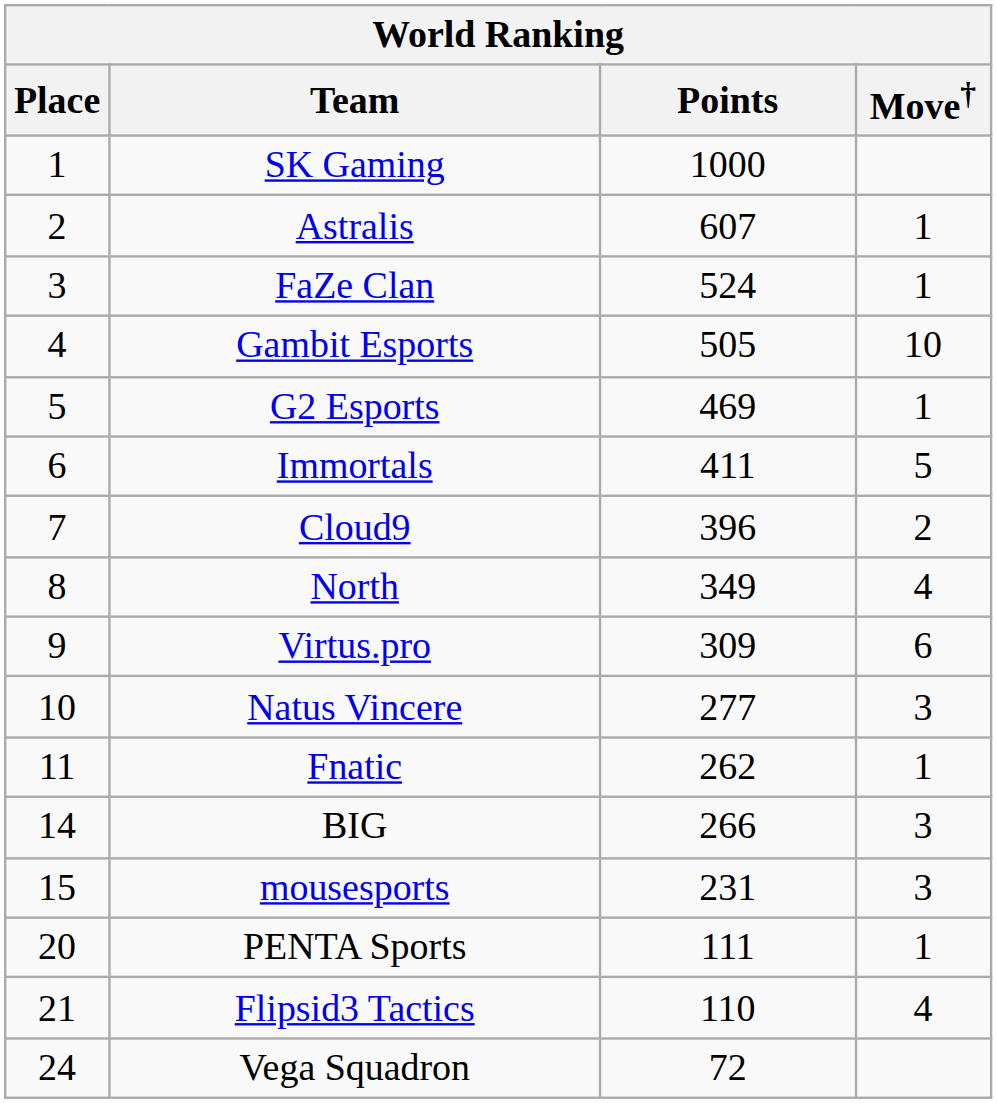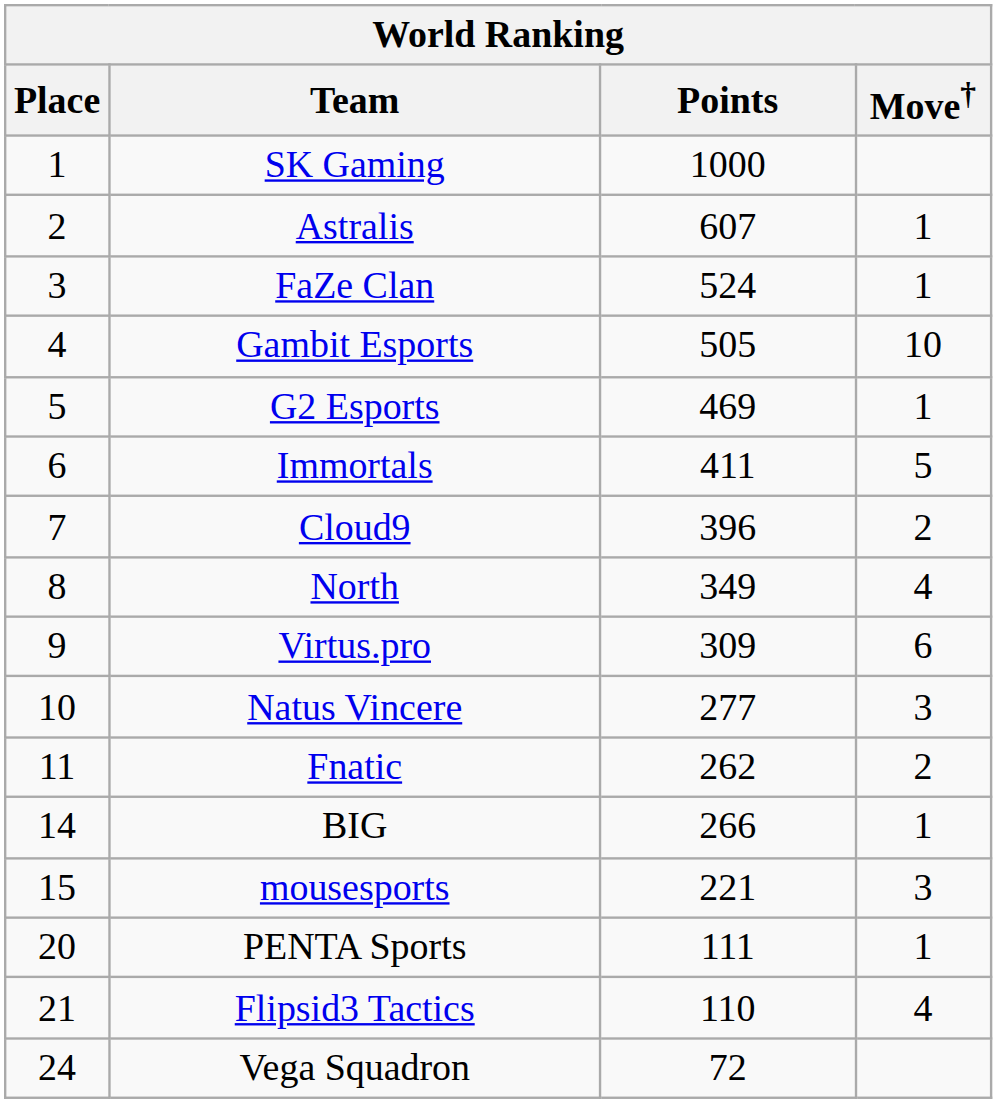(923, 766) 1 -> (923, 766) 2
(923, 826) 3 -> (923, 826) 1
(728, 886) 231 -> (728, 886) 221
